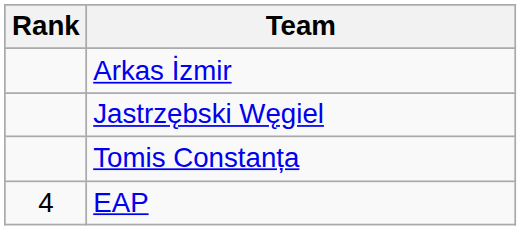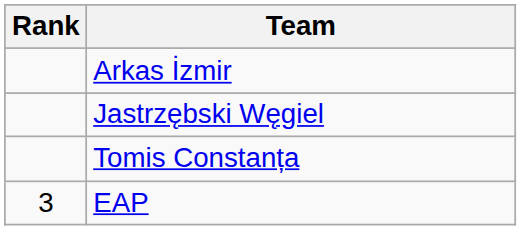(46, 202) 4 -> (46, 202) 3
